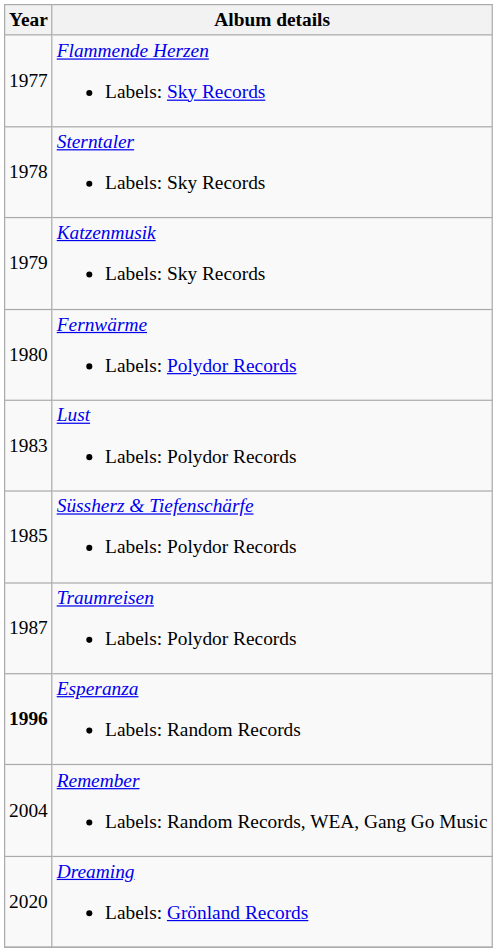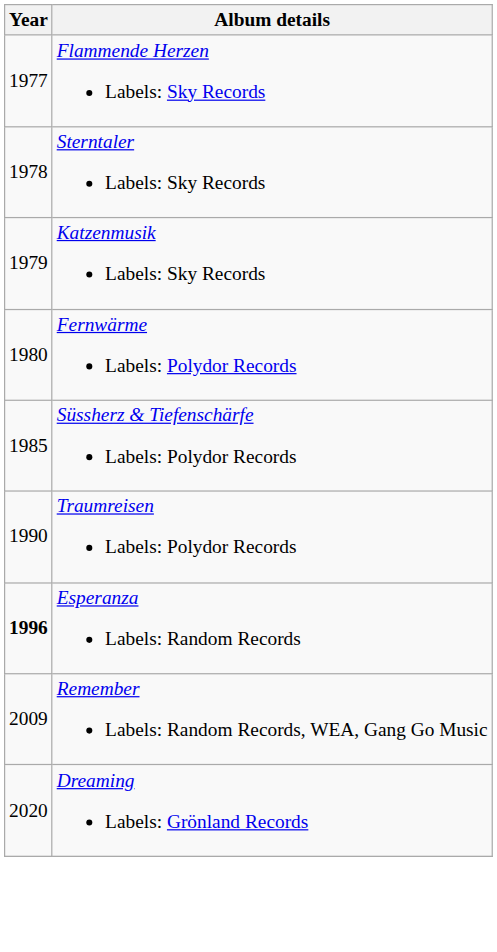- row: (272, 436)
(28, 628) 1987 -> (28, 536) 1990
(28, 810) 2004 -> (28, 719) 2009
